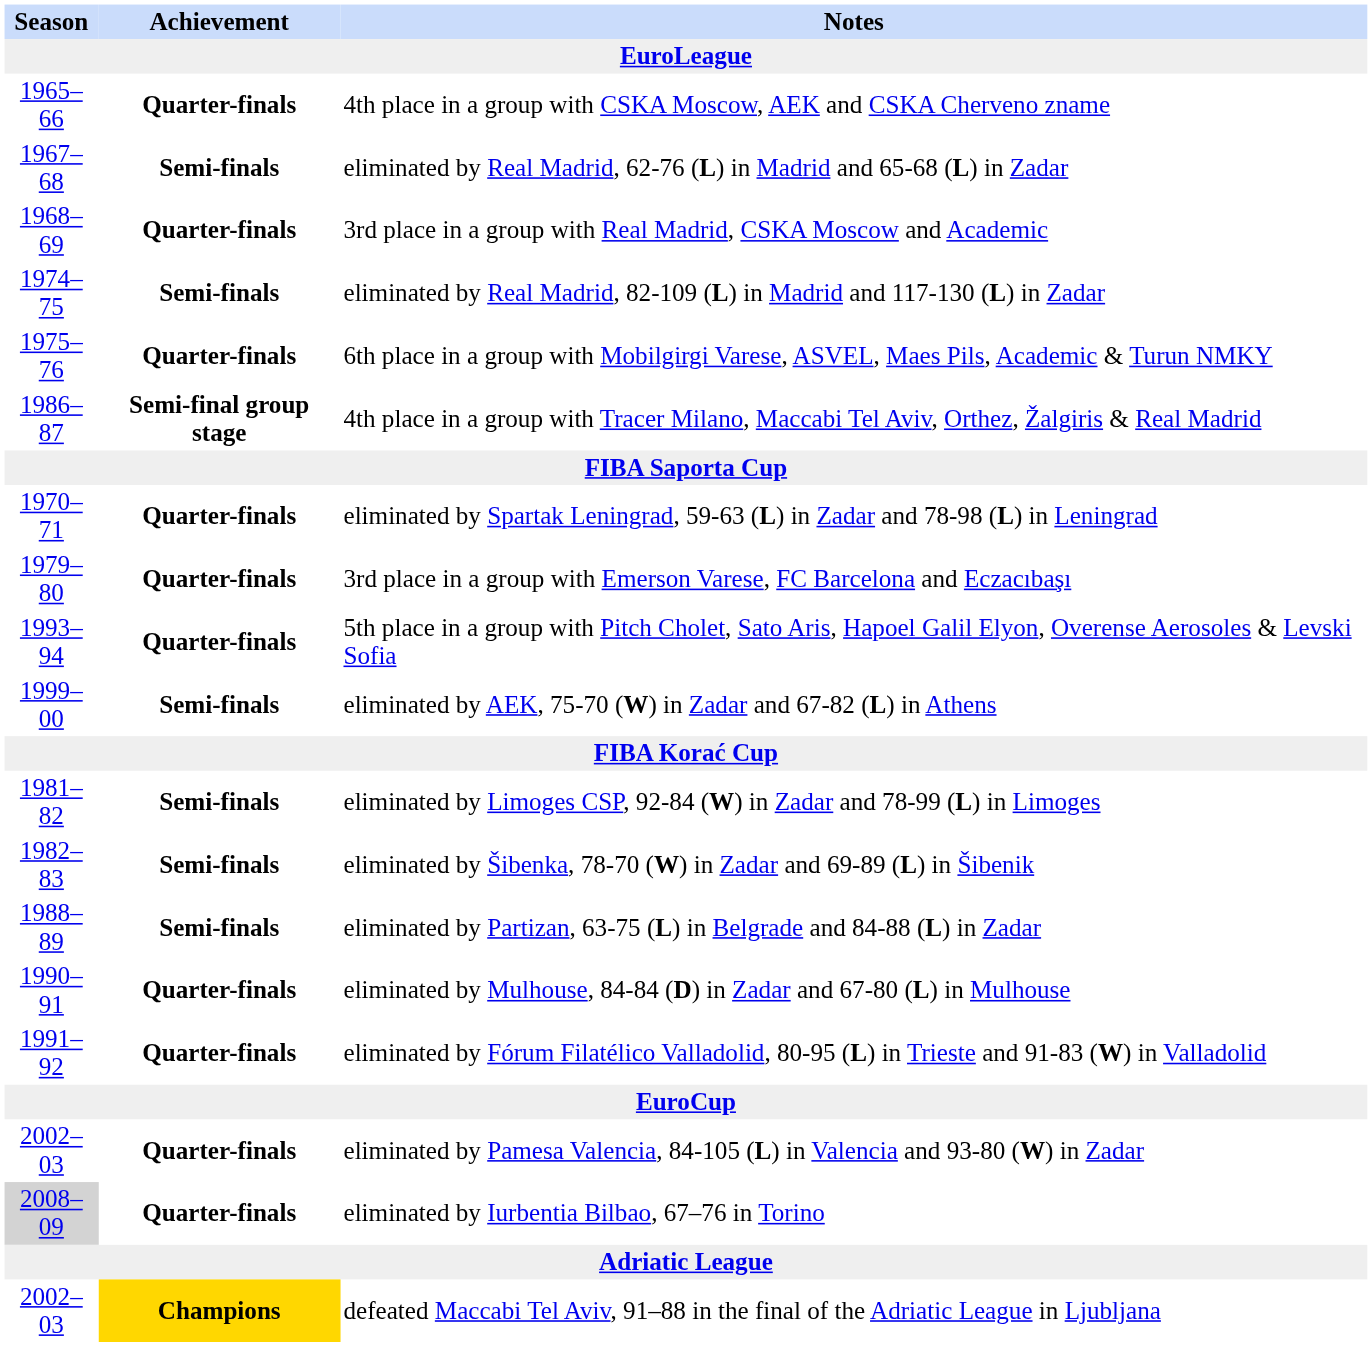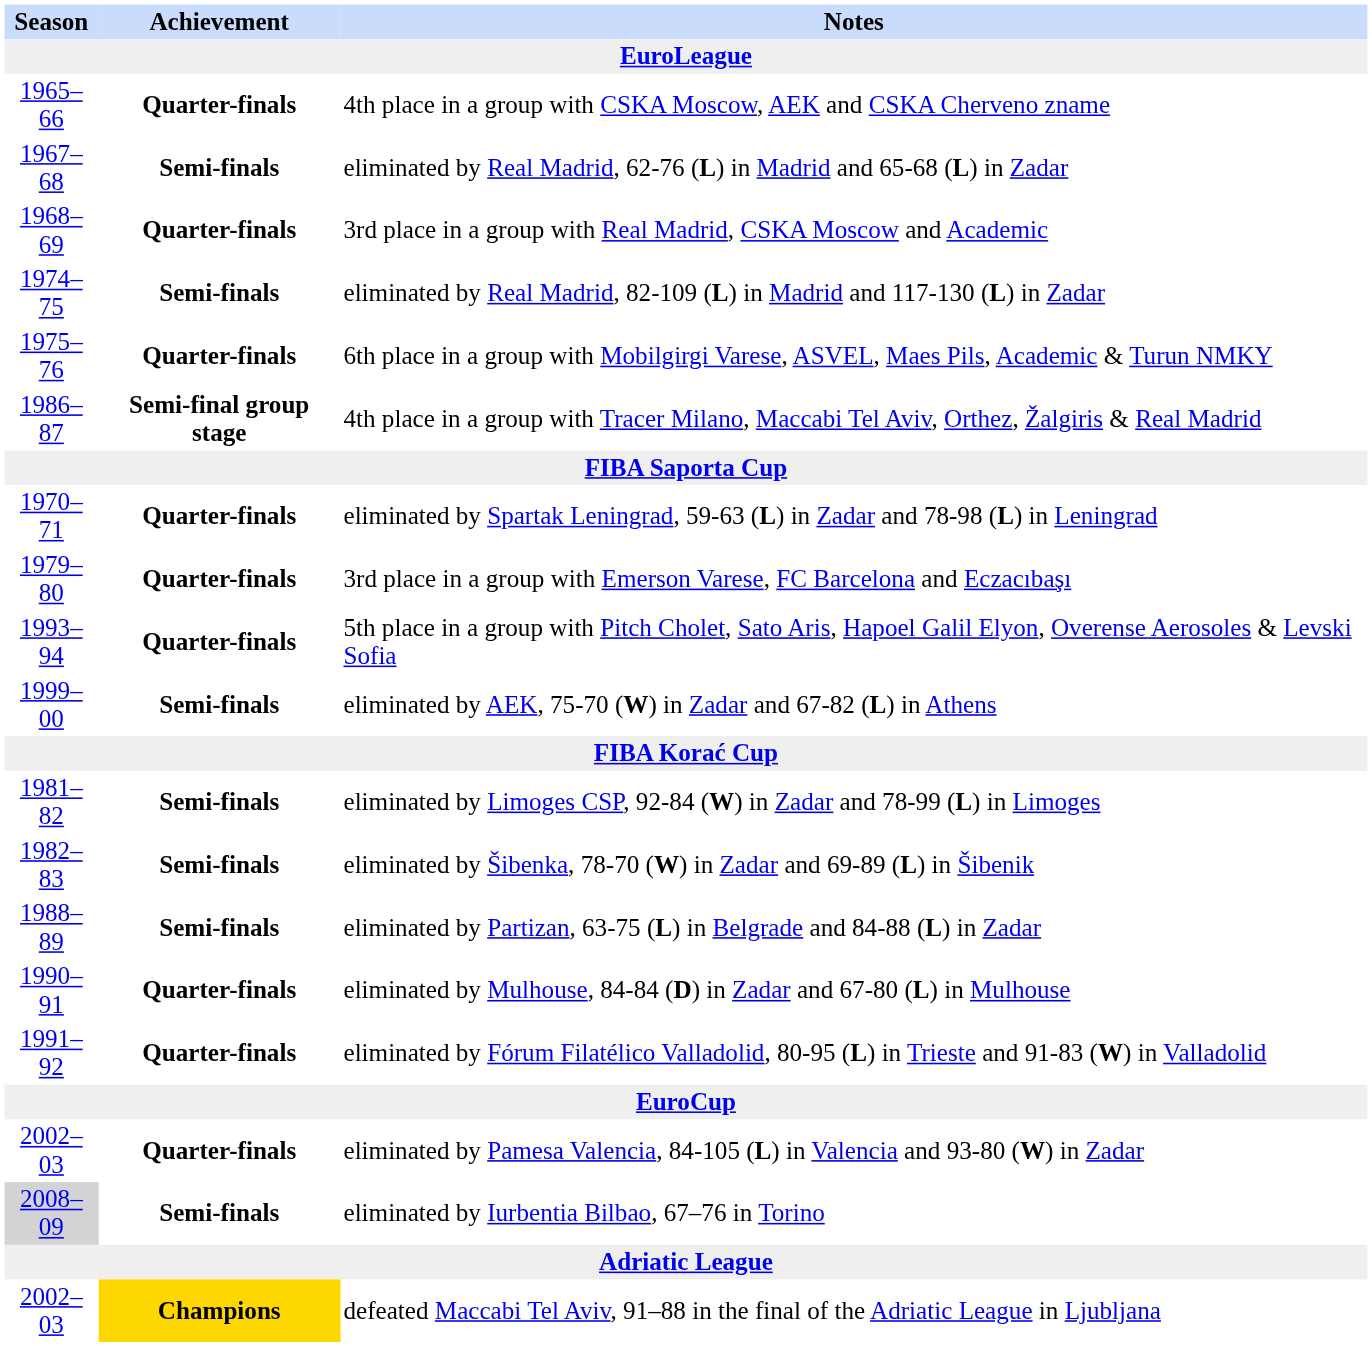(219, 1213) Quarter-finals -> (219, 1213) Semi-finals
